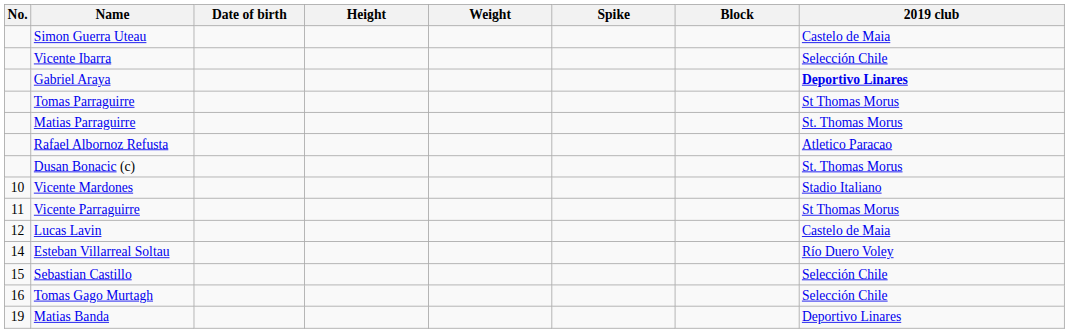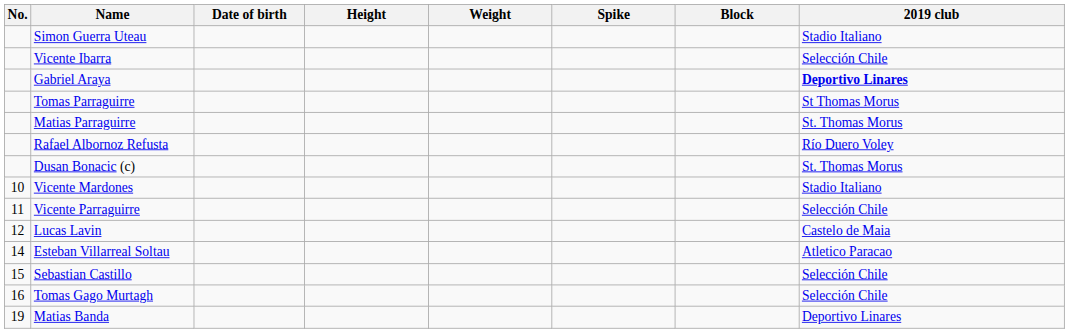(846, 36) Castelo de Maia -> (842, 36) Stadio Italiano
(847, 144) Atletico Paracao -> (848, 144) Río Duero Voley
(851, 209) St Thomas Morus -> (845, 209) Selección Chile
(848, 252) Río Duero Voley -> (847, 252) Atletico Paracao
